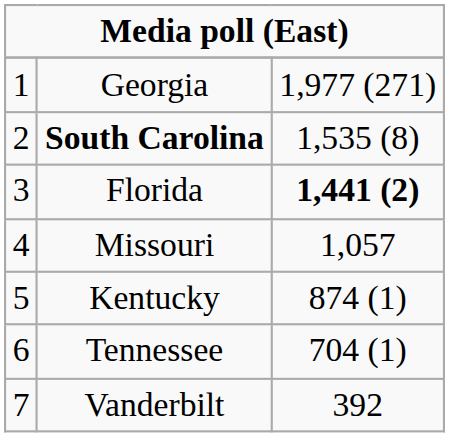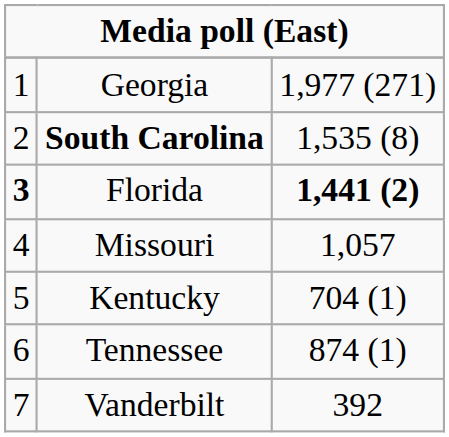(21, 191) normal -> (21, 191) bold
(358, 297) 874 (1) -> (358, 297) 704 (1)
(358, 350) 704 (1) -> (358, 350) 874 (1)
